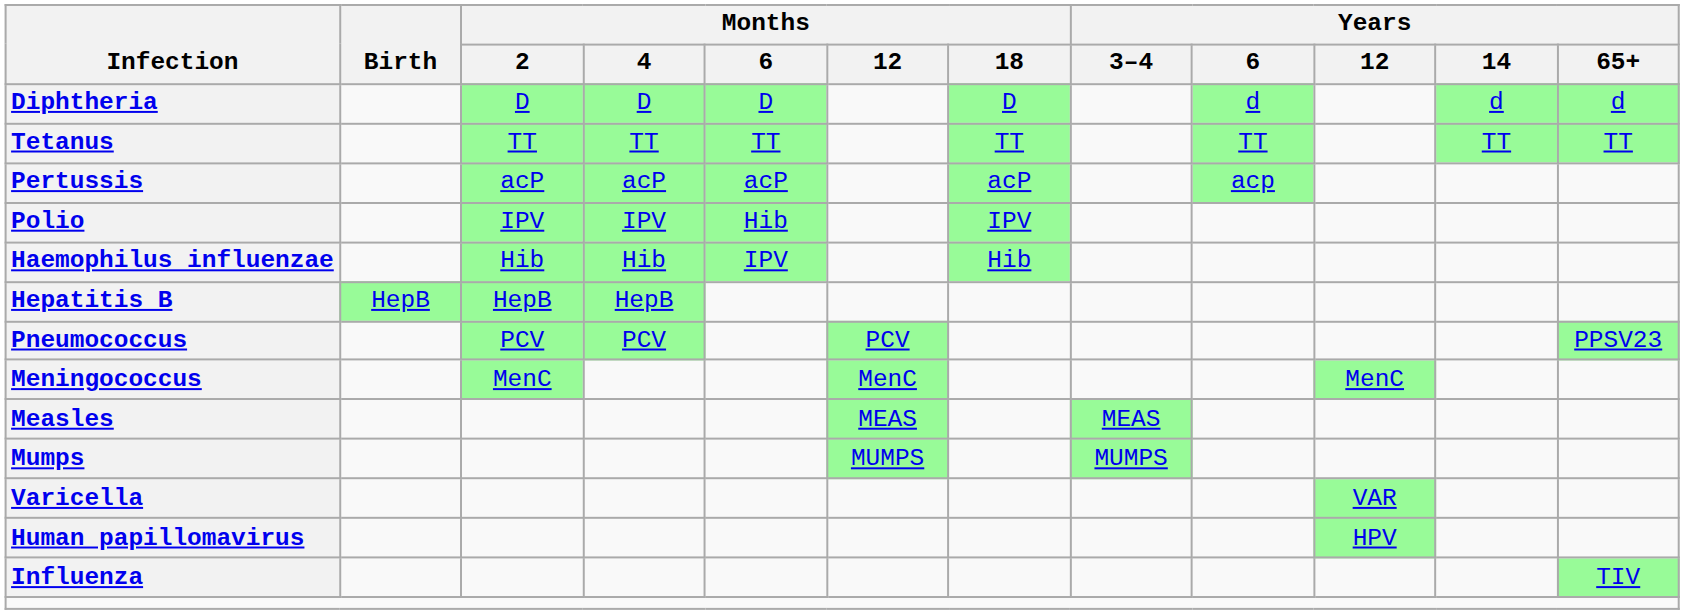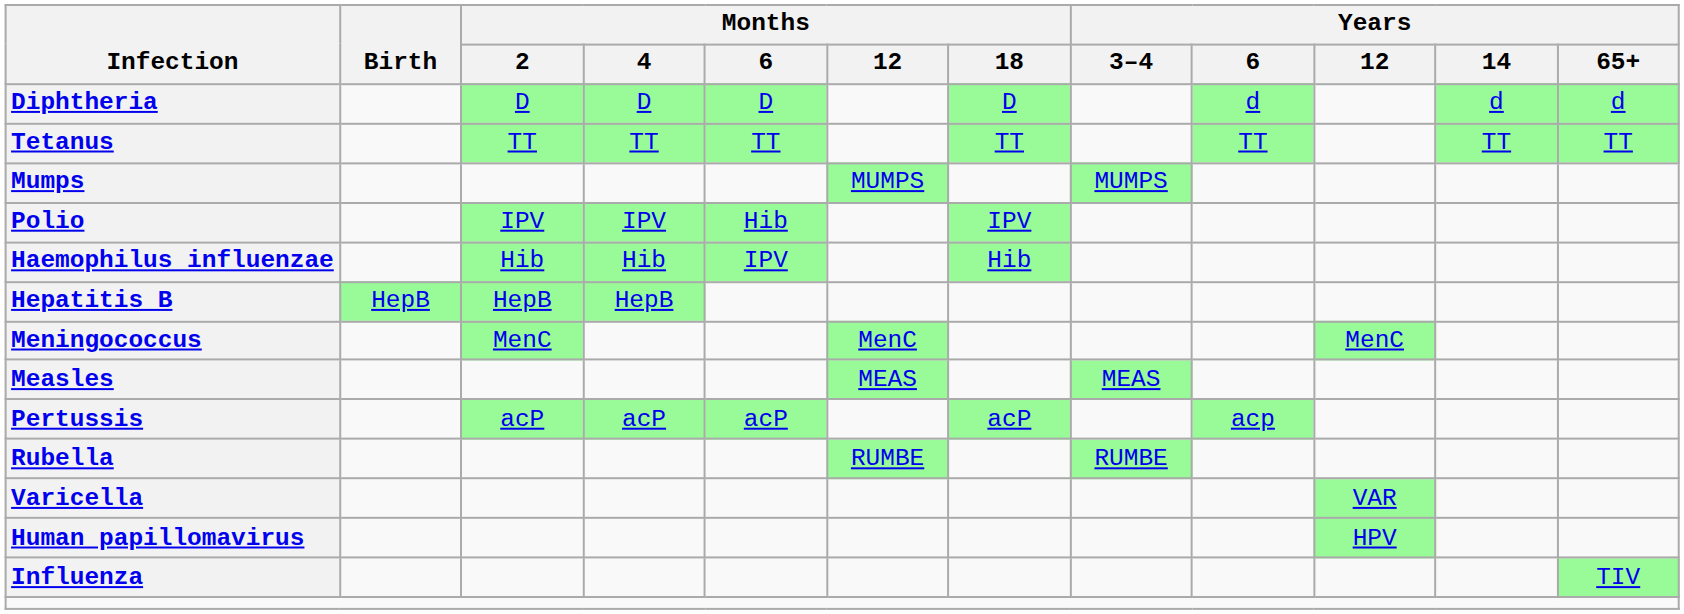rows swapped: (77, 183) <-> (48, 459)
- row: (99, 341)
+ row: (62, 459)
